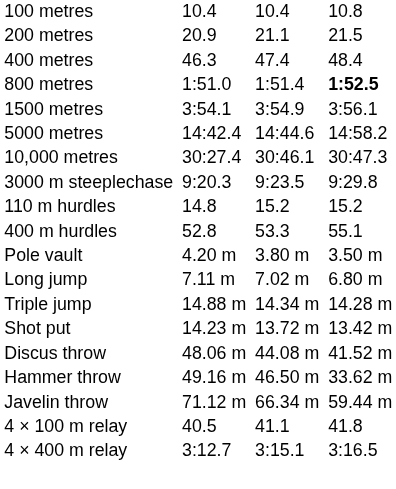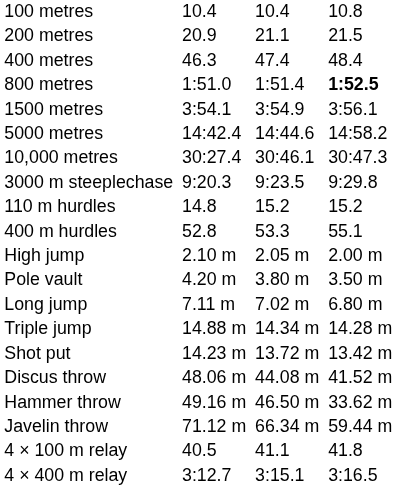+ row: (44, 255)
